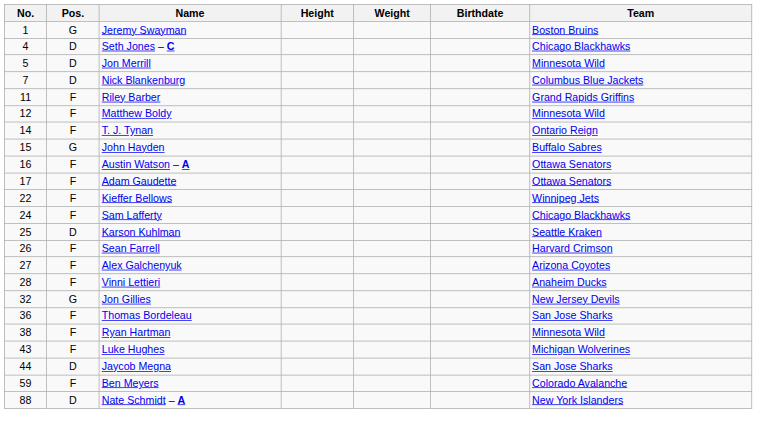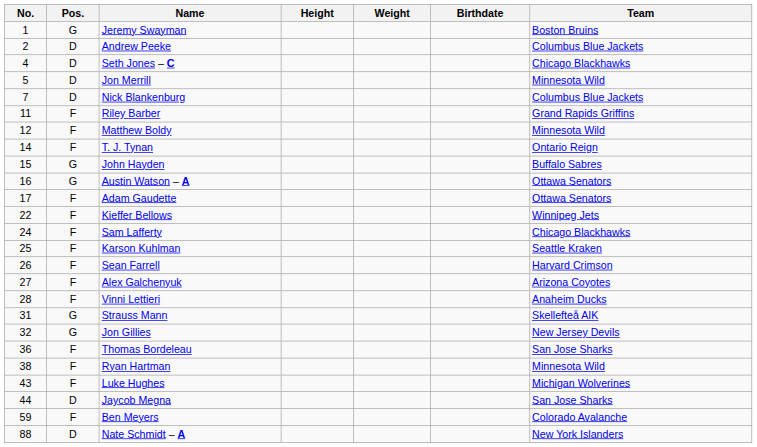+ row: (136, 47)
(73, 165) F -> (73, 182) G
(73, 232) D -> (73, 249) F
+ row: (135, 316)
